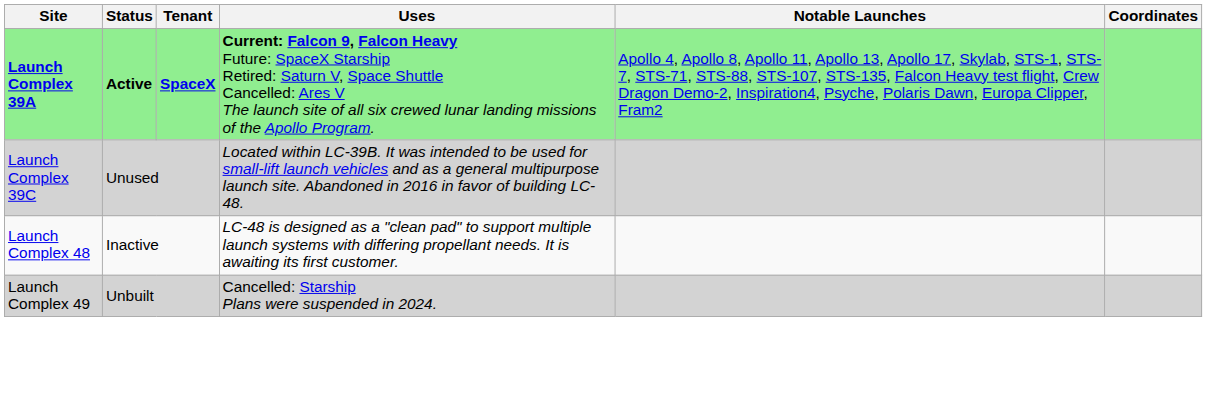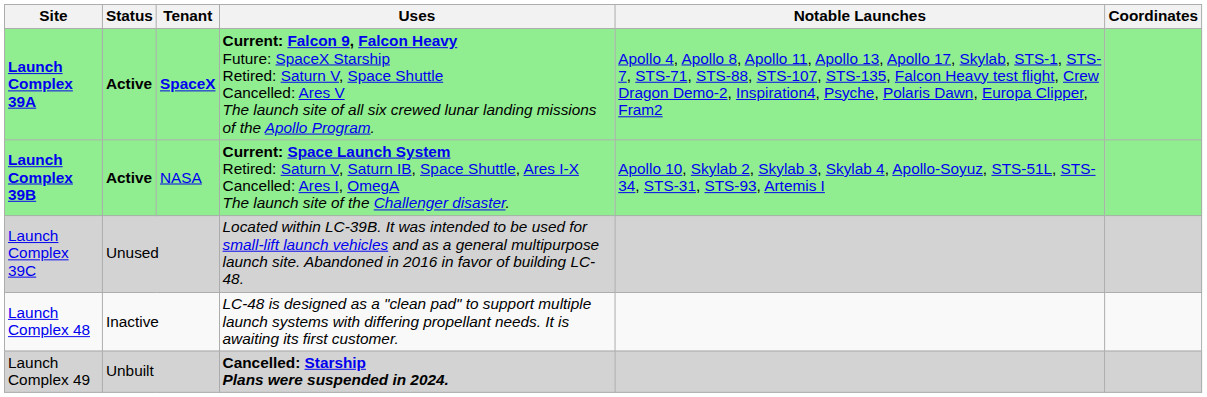+ row: (40, 177)
(330, 295) normal -> (336, 371) bold
